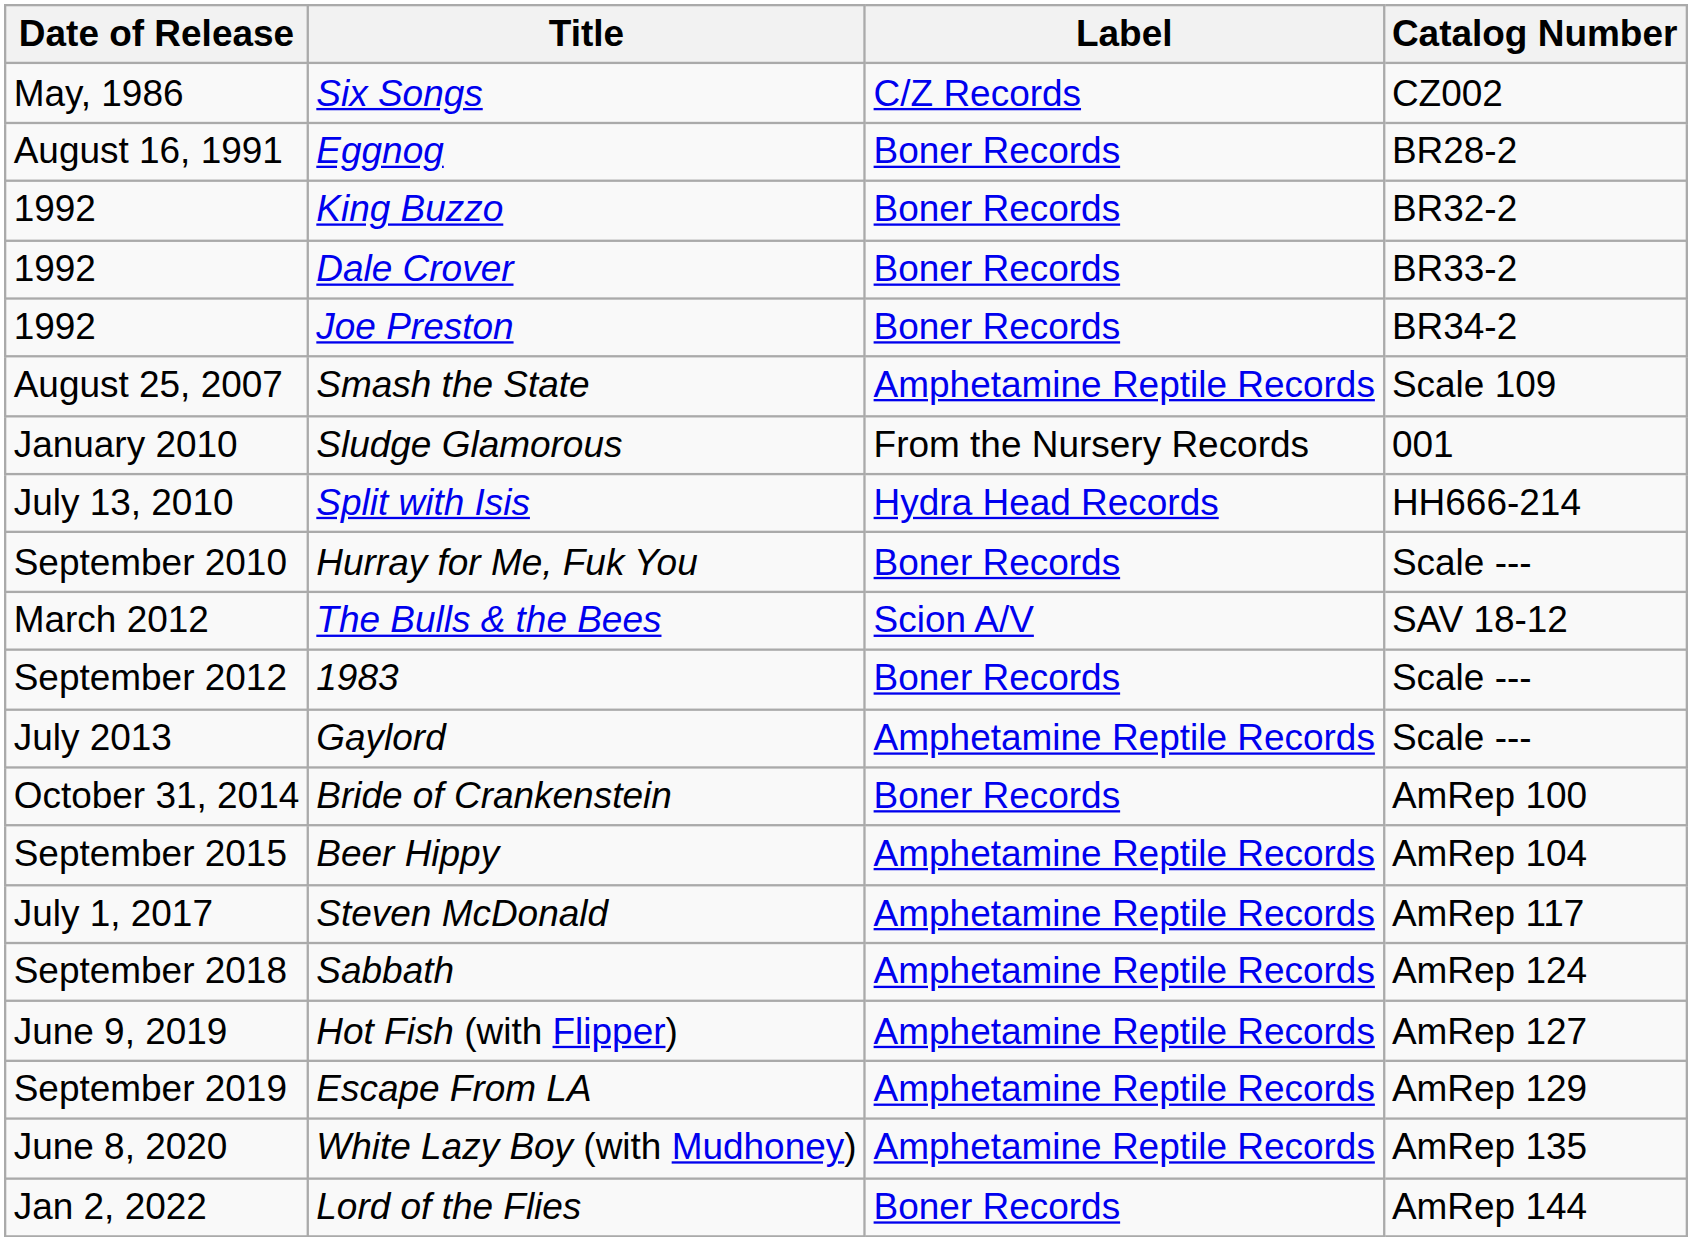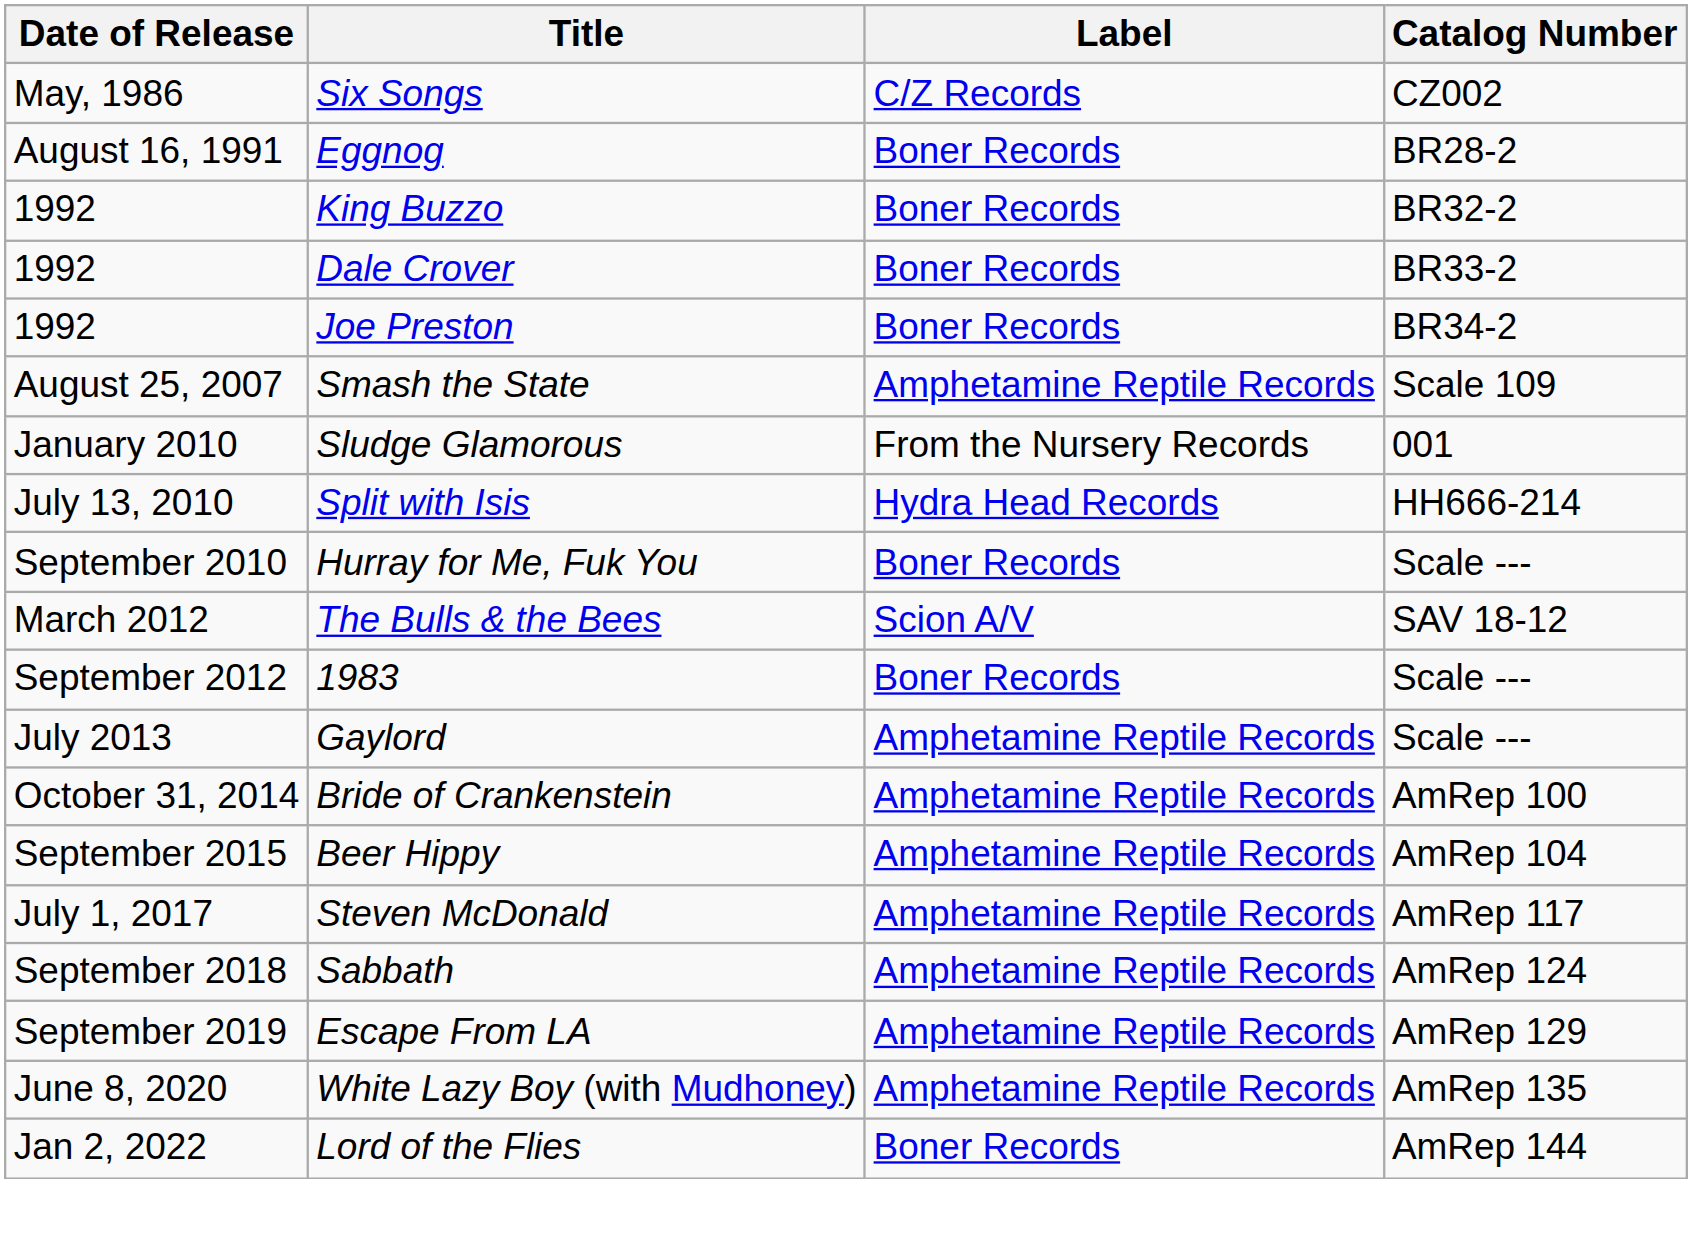(997, 795) Boner Records -> (1124, 795) Amphetamine Reptile Records
- row: (497, 1030)
